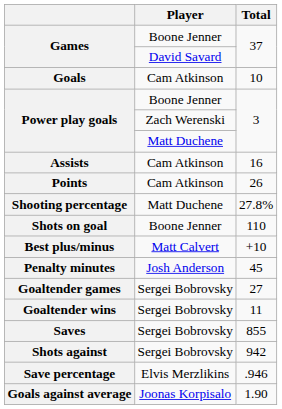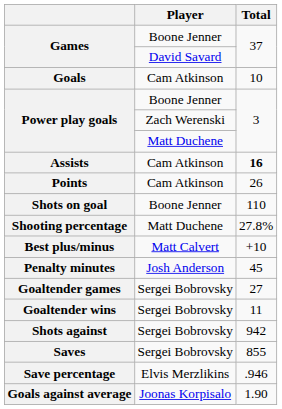(256, 162) normal -> (256, 162) bold
rows swapped: (69, 225) <-> (69, 204)
rows swapped: (69, 330) <-> (69, 352)
